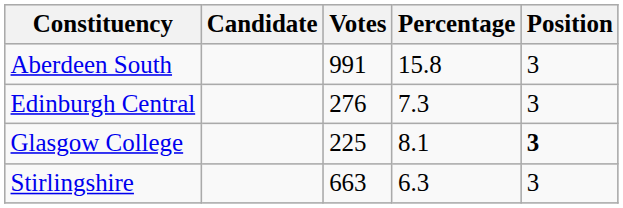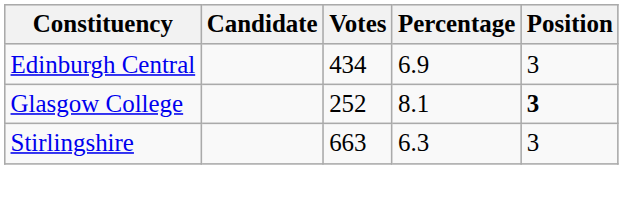- row: (91, 63)
(348, 103) 276 -> (348, 63) 434
(414, 103) 7.3 -> (414, 63) 6.9
(348, 143) 225 -> (348, 103) 252
